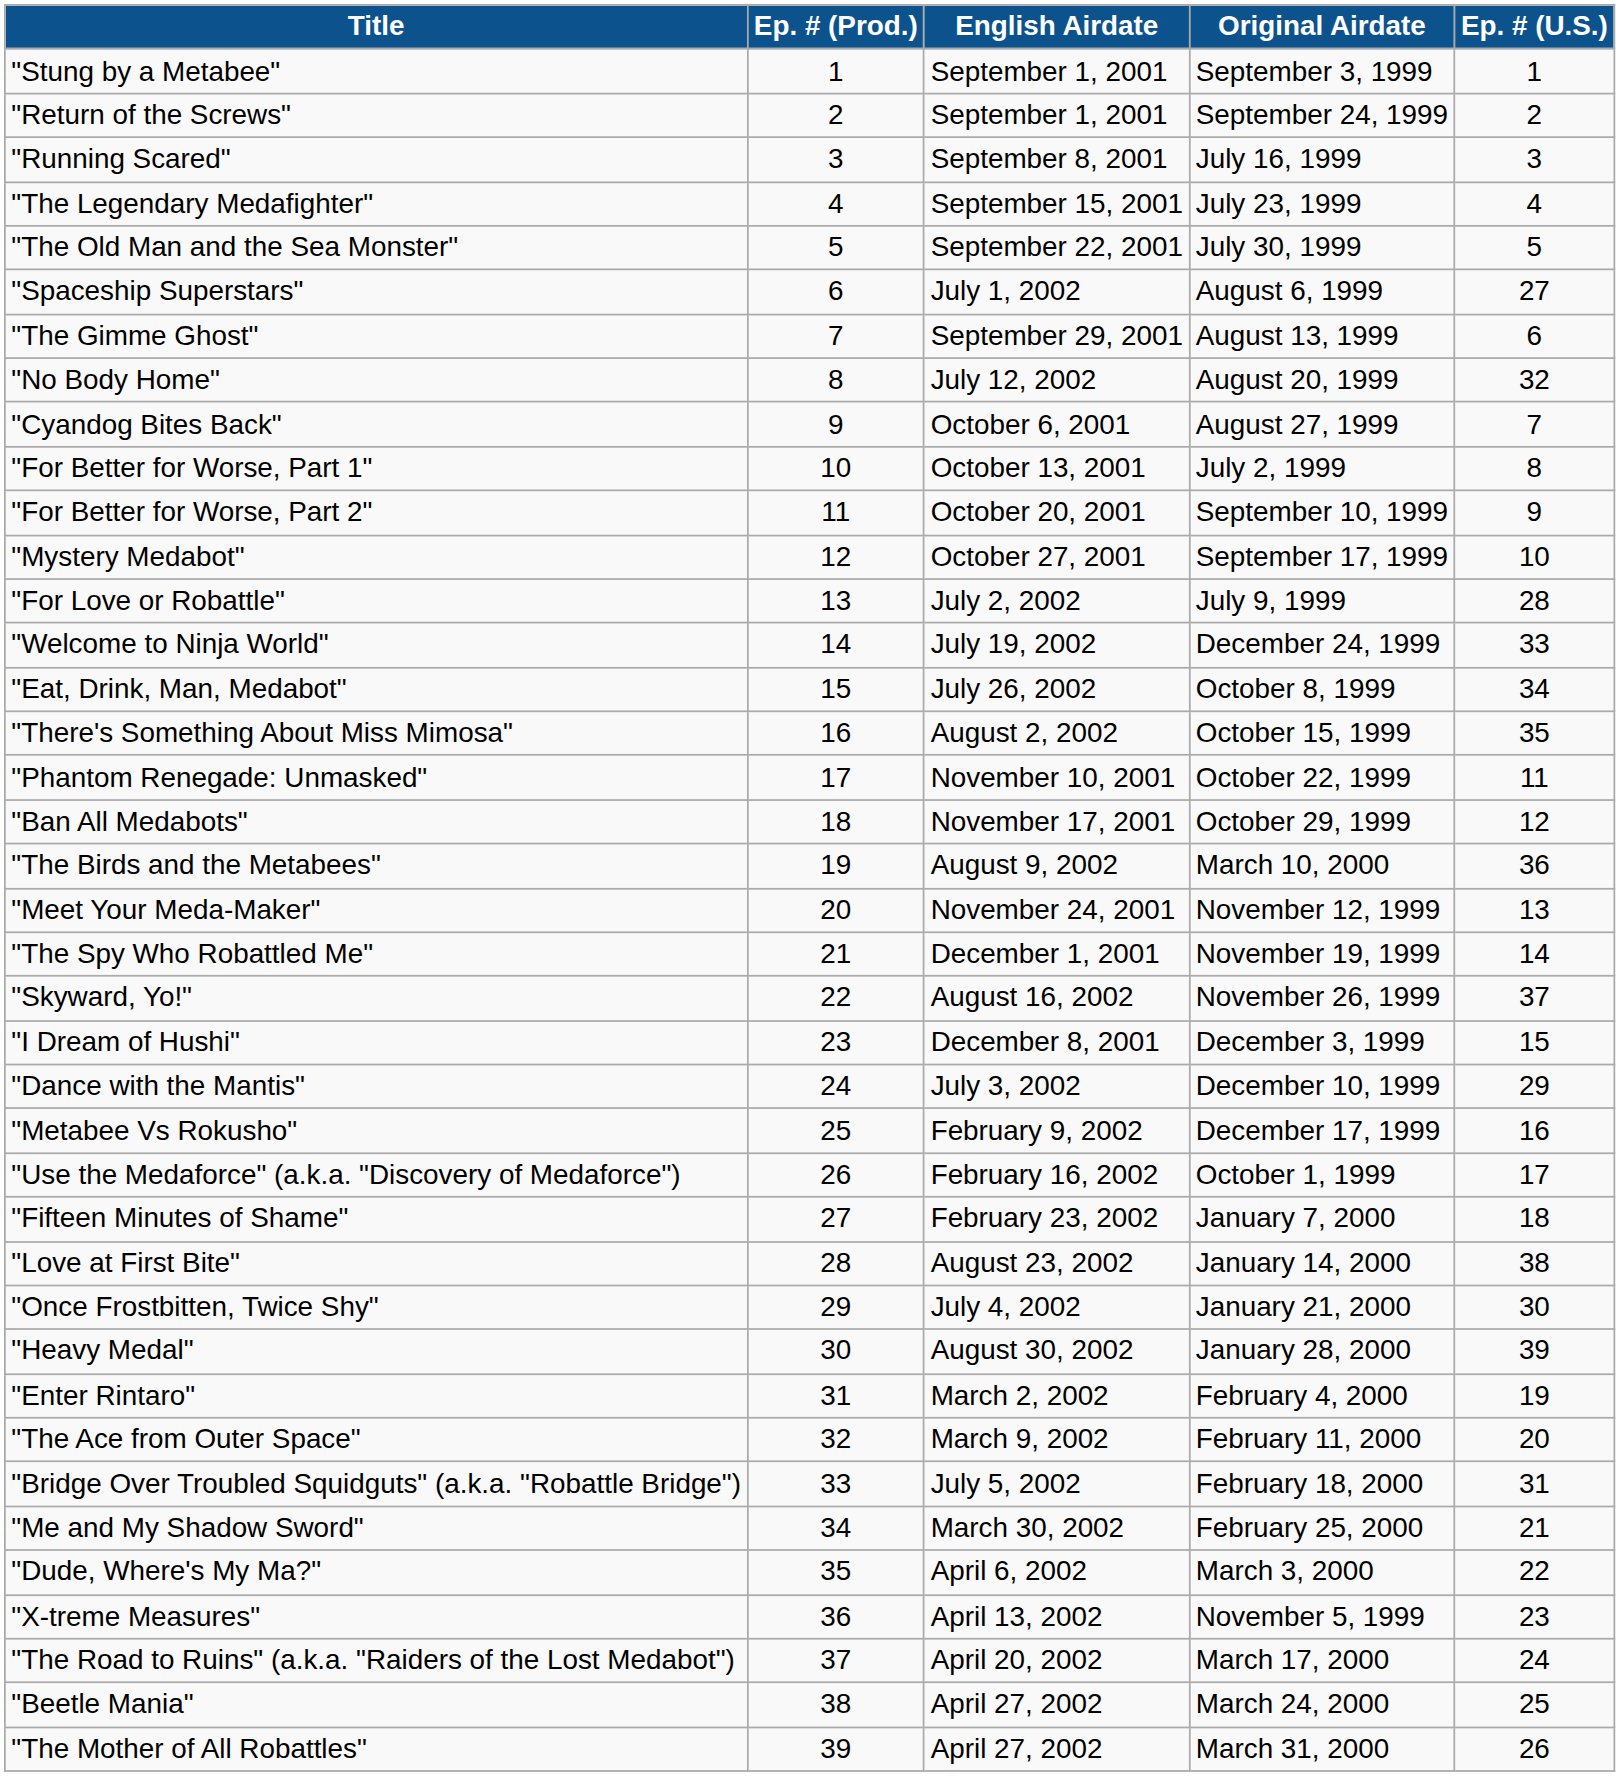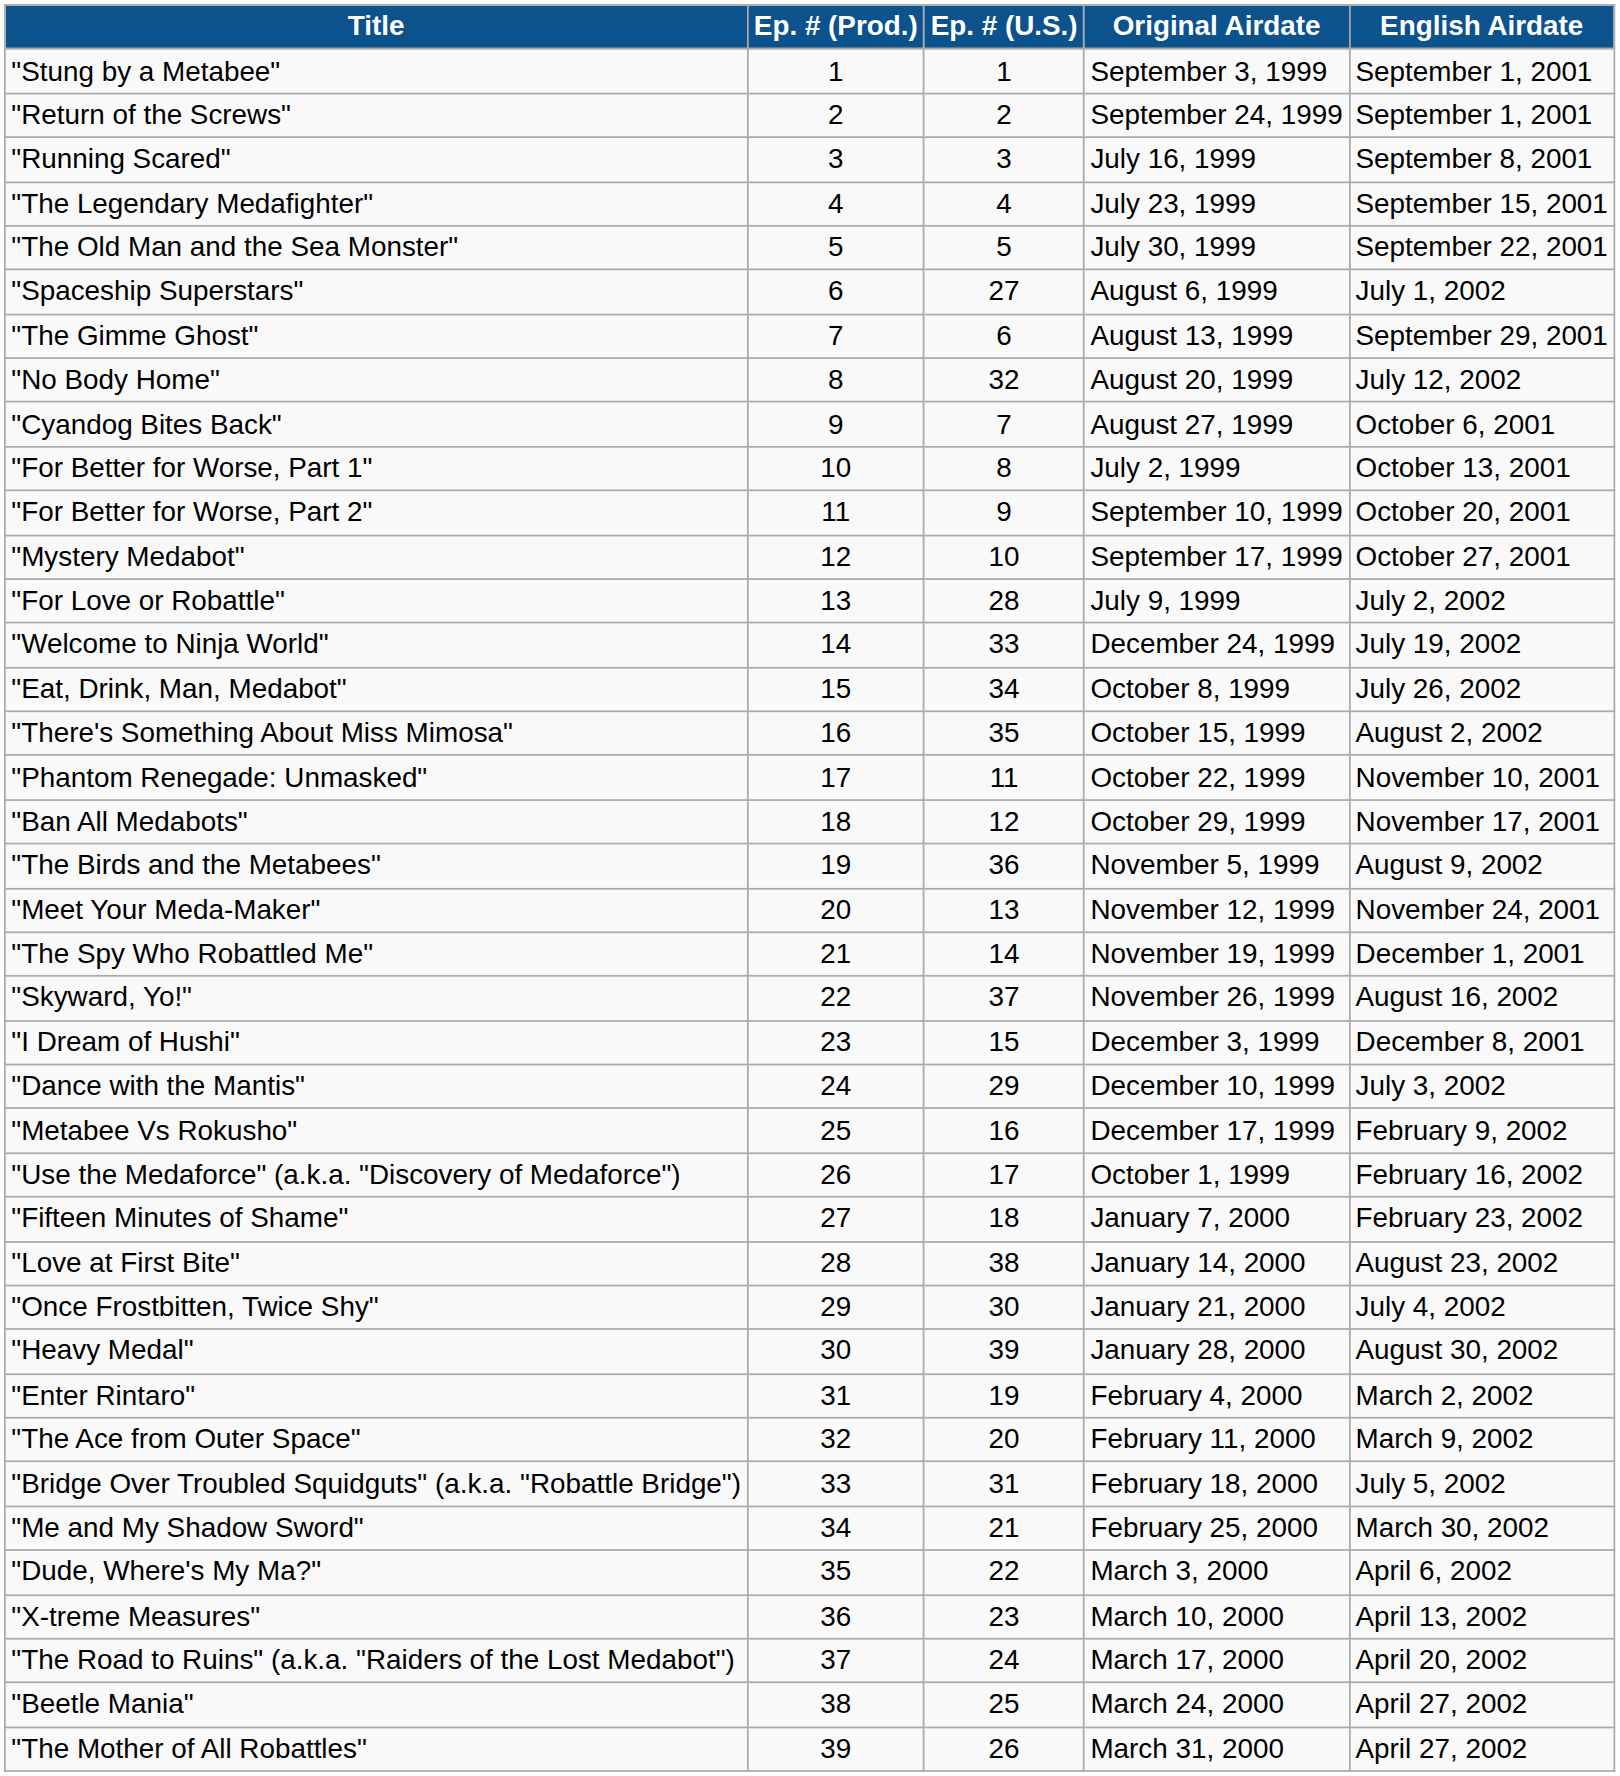columns swapped: (1534, 26) <-> (1057, 26)
(1292, 865) March 10, 2000 -> (1205, 865) November 5, 1999
(1310, 1616) November 5, 1999 -> (1187, 1616) March 10, 2000
